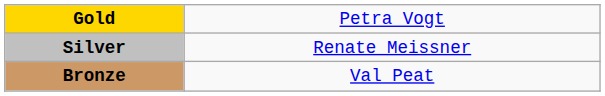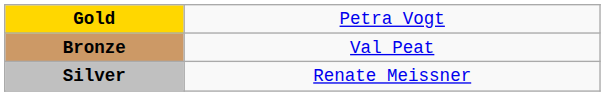rows swapped: (94, 48) <-> (94, 76)
